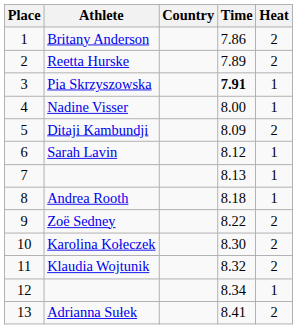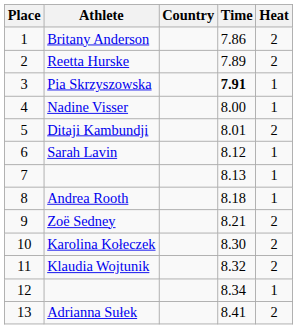(233, 130) 8.09 -> (233, 130) 8.01
(233, 221) 8.22 -> (233, 221) 8.21
